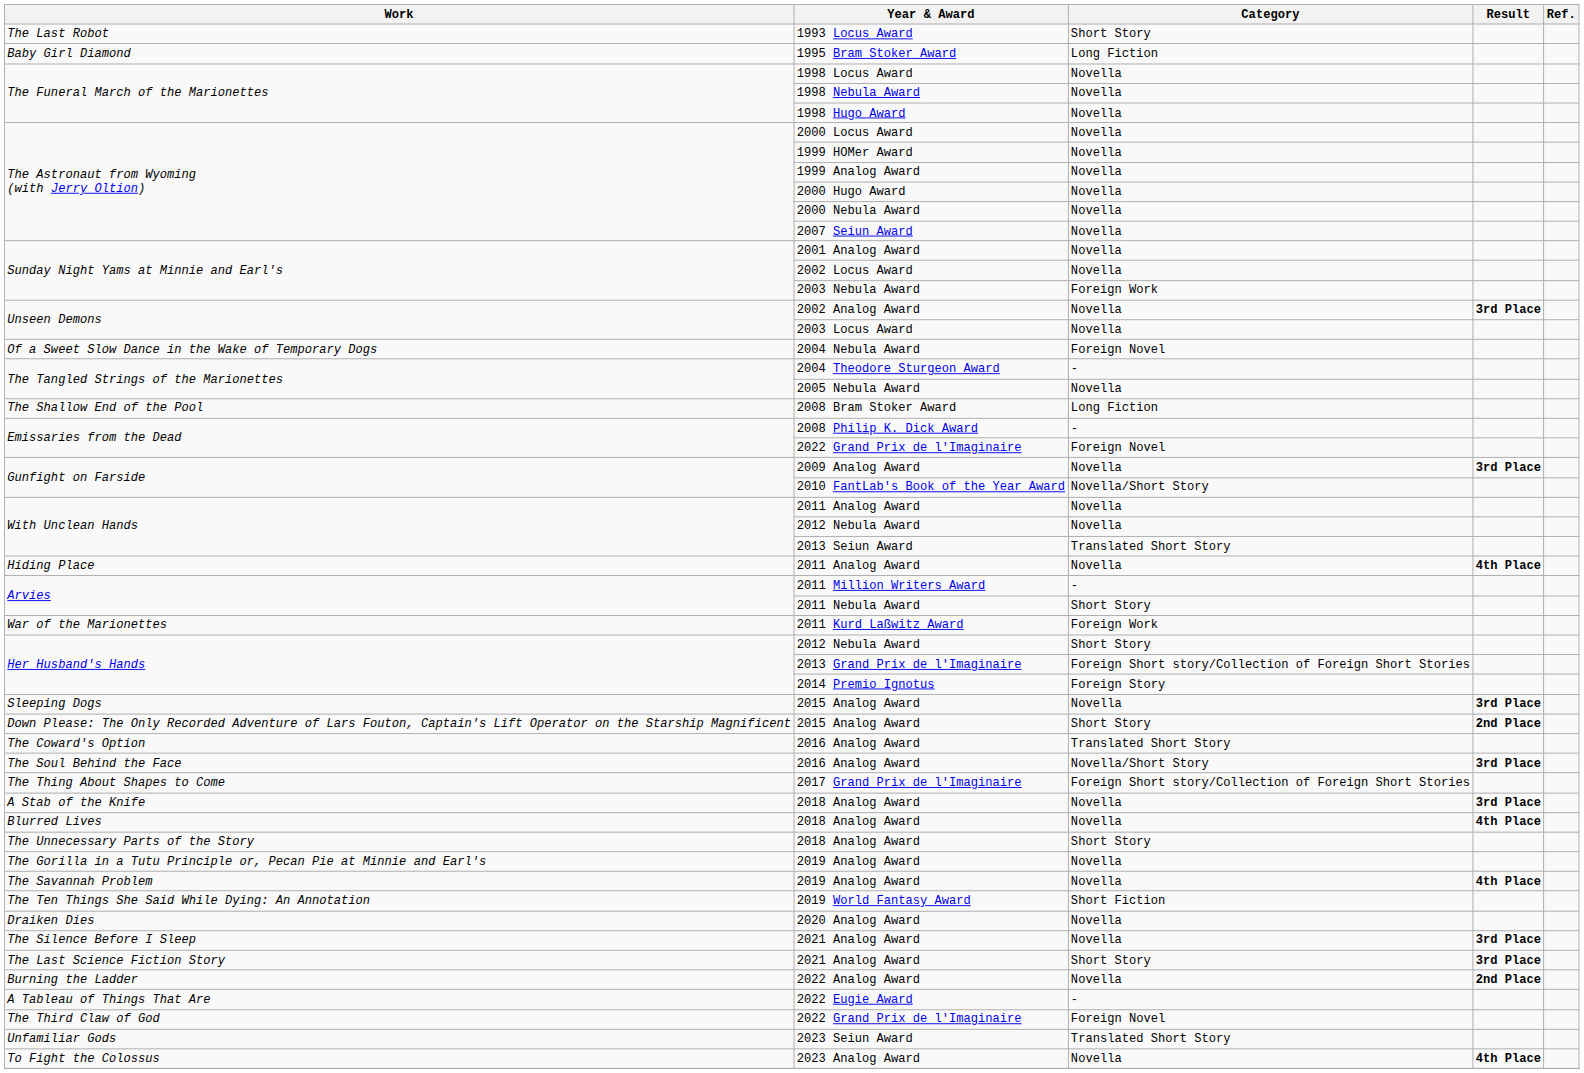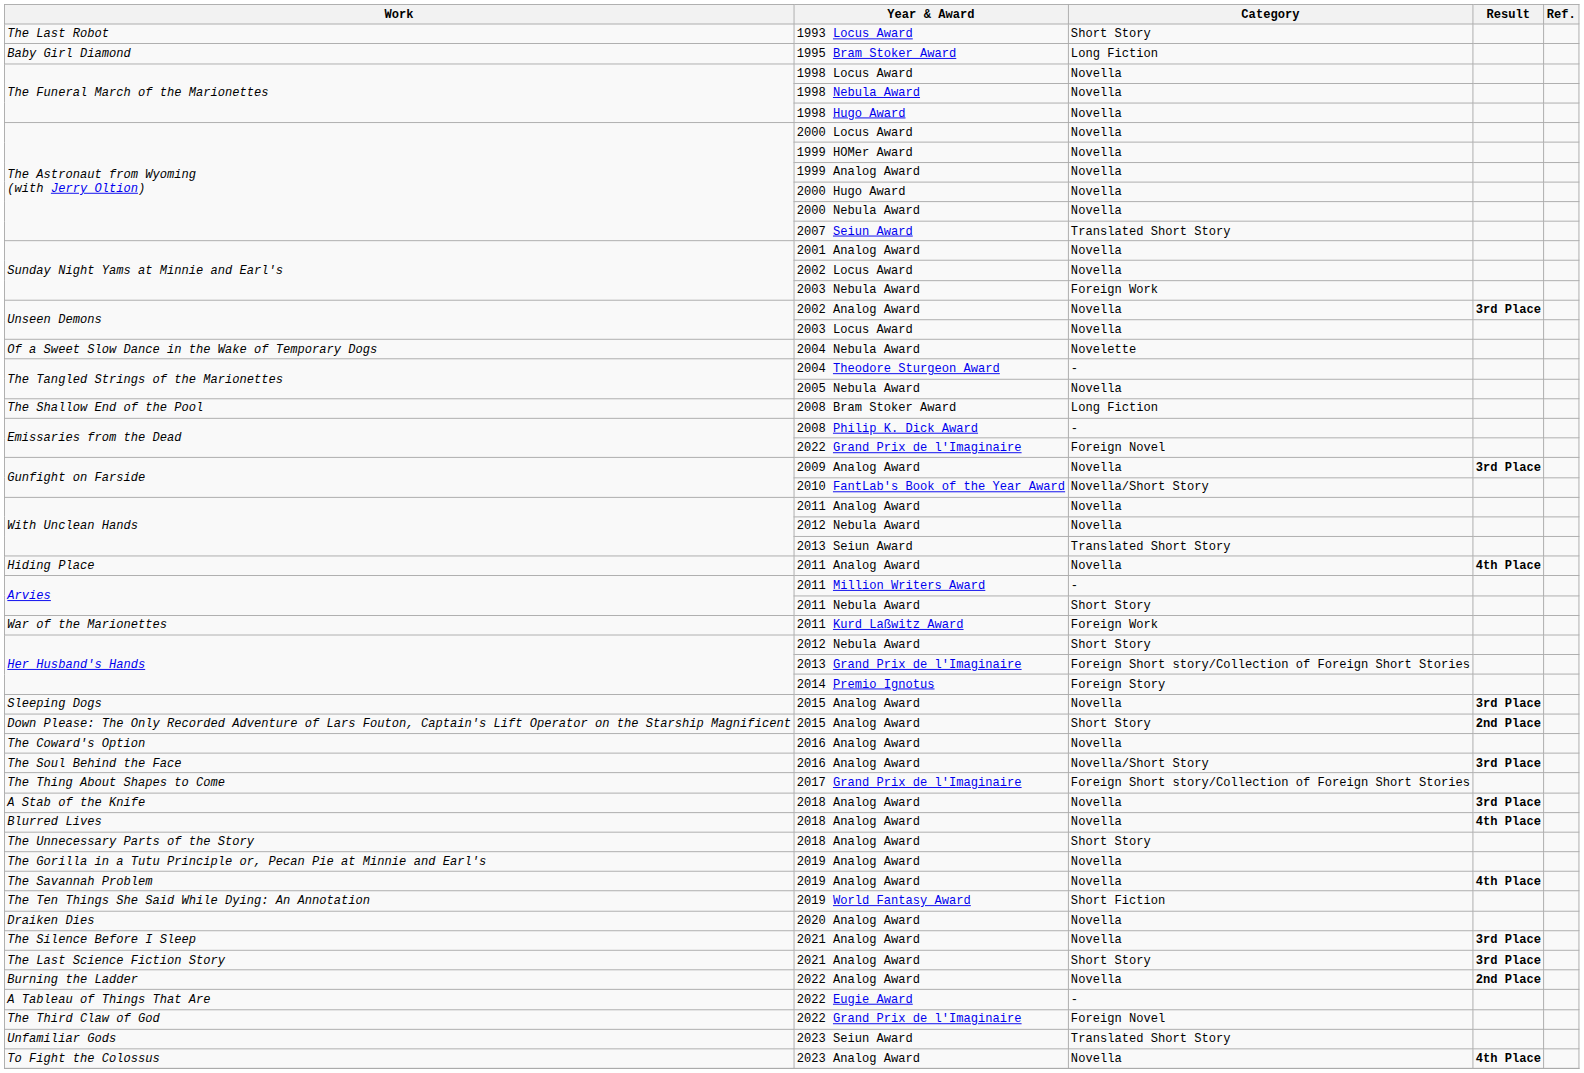(1096, 231) Novella -> (1151, 231) Translated Short Story
(1118, 349) Foreign Novel -> (1104, 349) Novelette
(1151, 743) Translated Short Story -> (1096, 743) Novella
